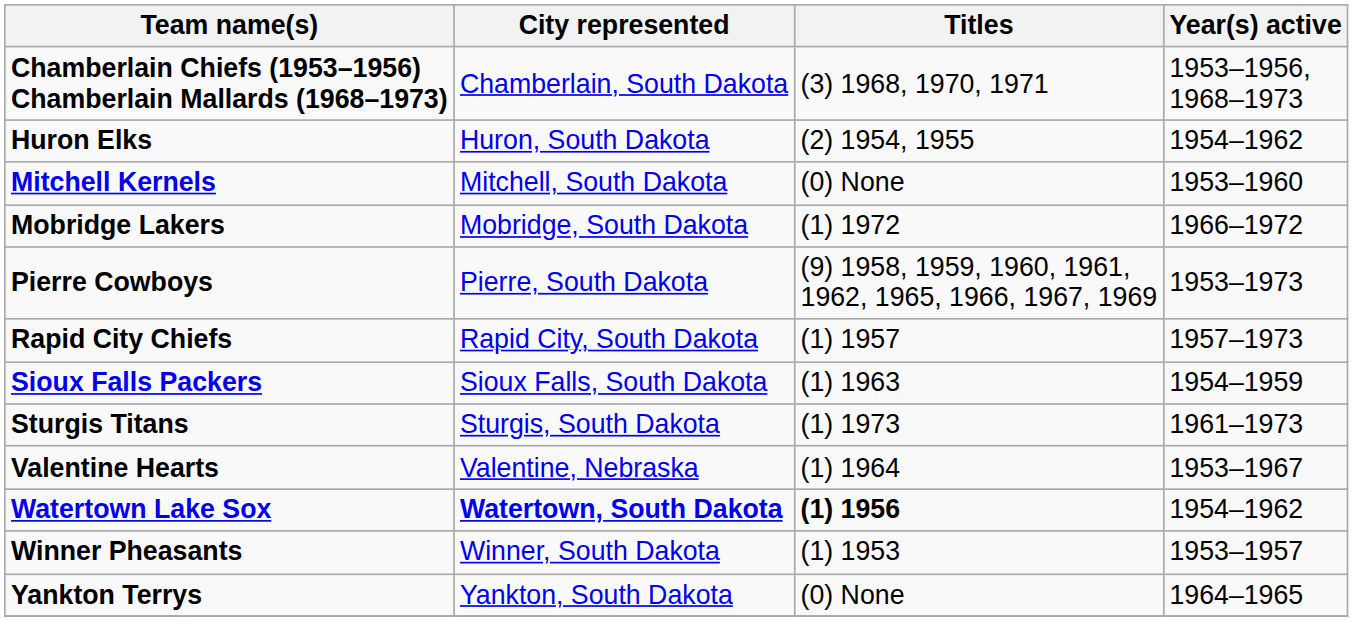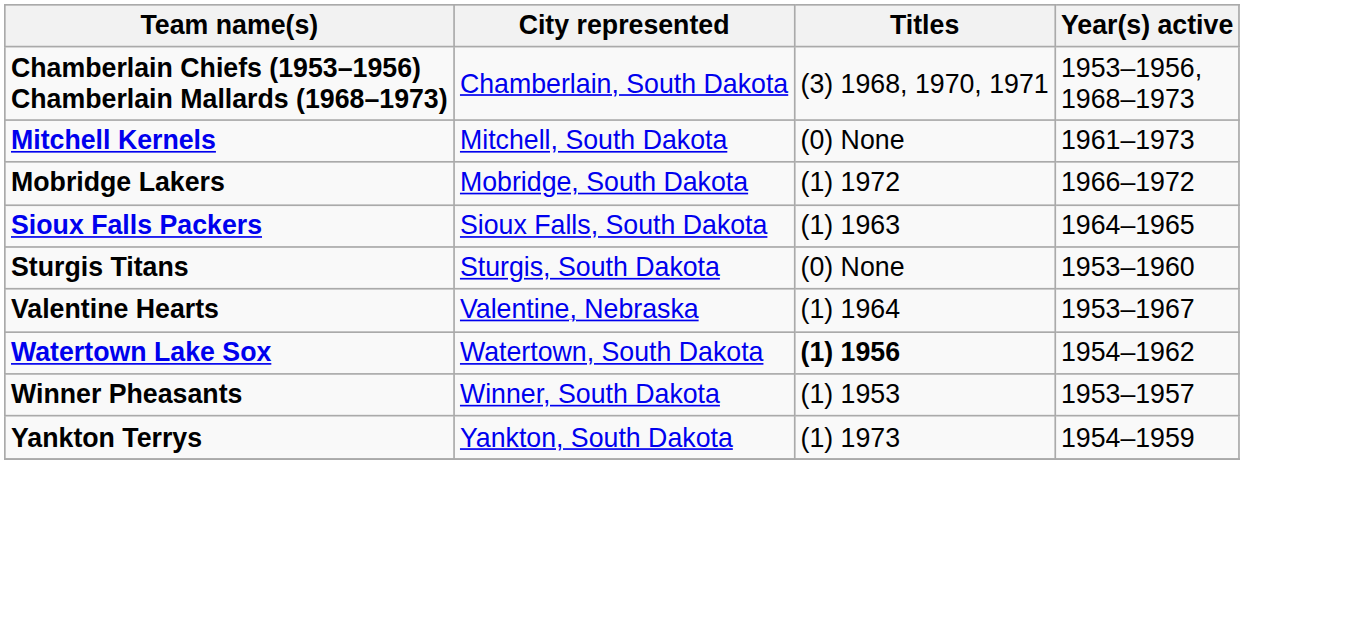- row: (82, 140)
(1236, 182) 1953–1960 -> (1128, 140) 1961–1973
- row: (112, 282)
- row: (122, 340)
(1236, 382) 1954–1959 -> (1128, 225) 1964–1965
(850, 424) (1) 1973 -> (853, 267) (0) None
(1236, 424) 1961–1973 -> (1128, 267) 1953–1960
(621, 509) bold -> (612, 352) normal
(853, 594) (0) None -> (850, 437) (1) 1973
(1236, 594) 1964–1965 -> (1128, 437) 1954–1959
